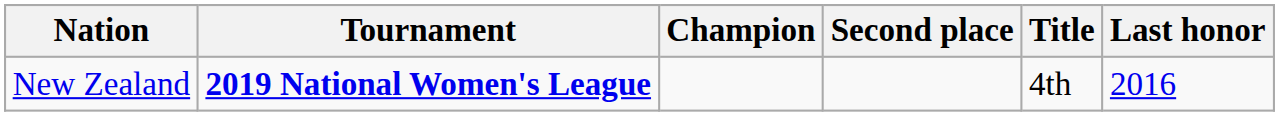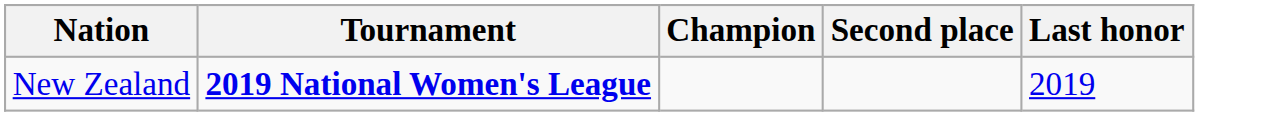- column: (1062, 30)
(1143, 83) 2016 -> (1062, 83) 2019
